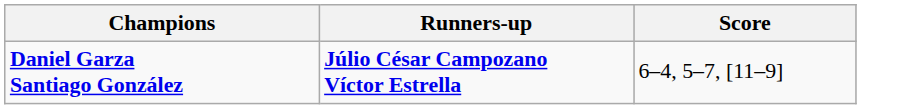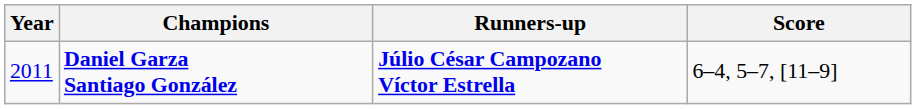+ column: (32, 22)
